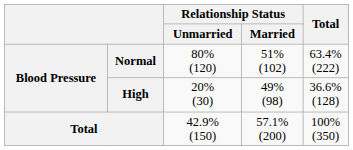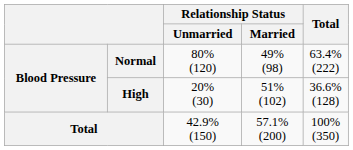(272, 61) 51% (102) -> (272, 61) 49% (98)
(272, 94) 49% (98) -> (272, 94) 51% (102)
